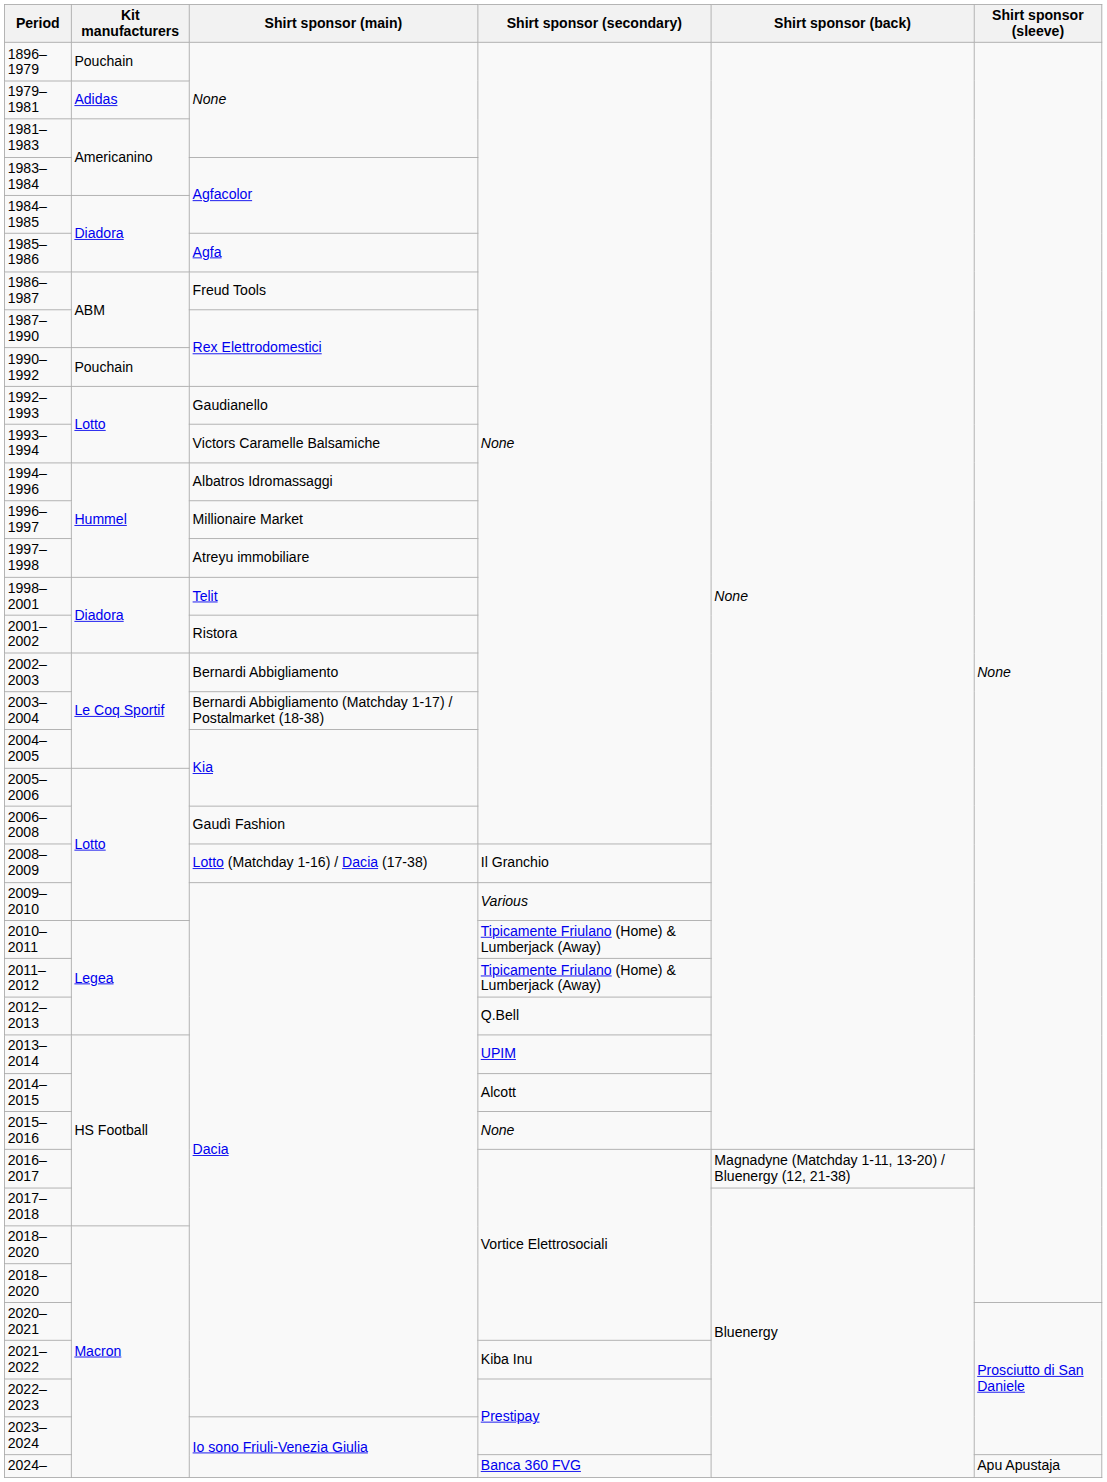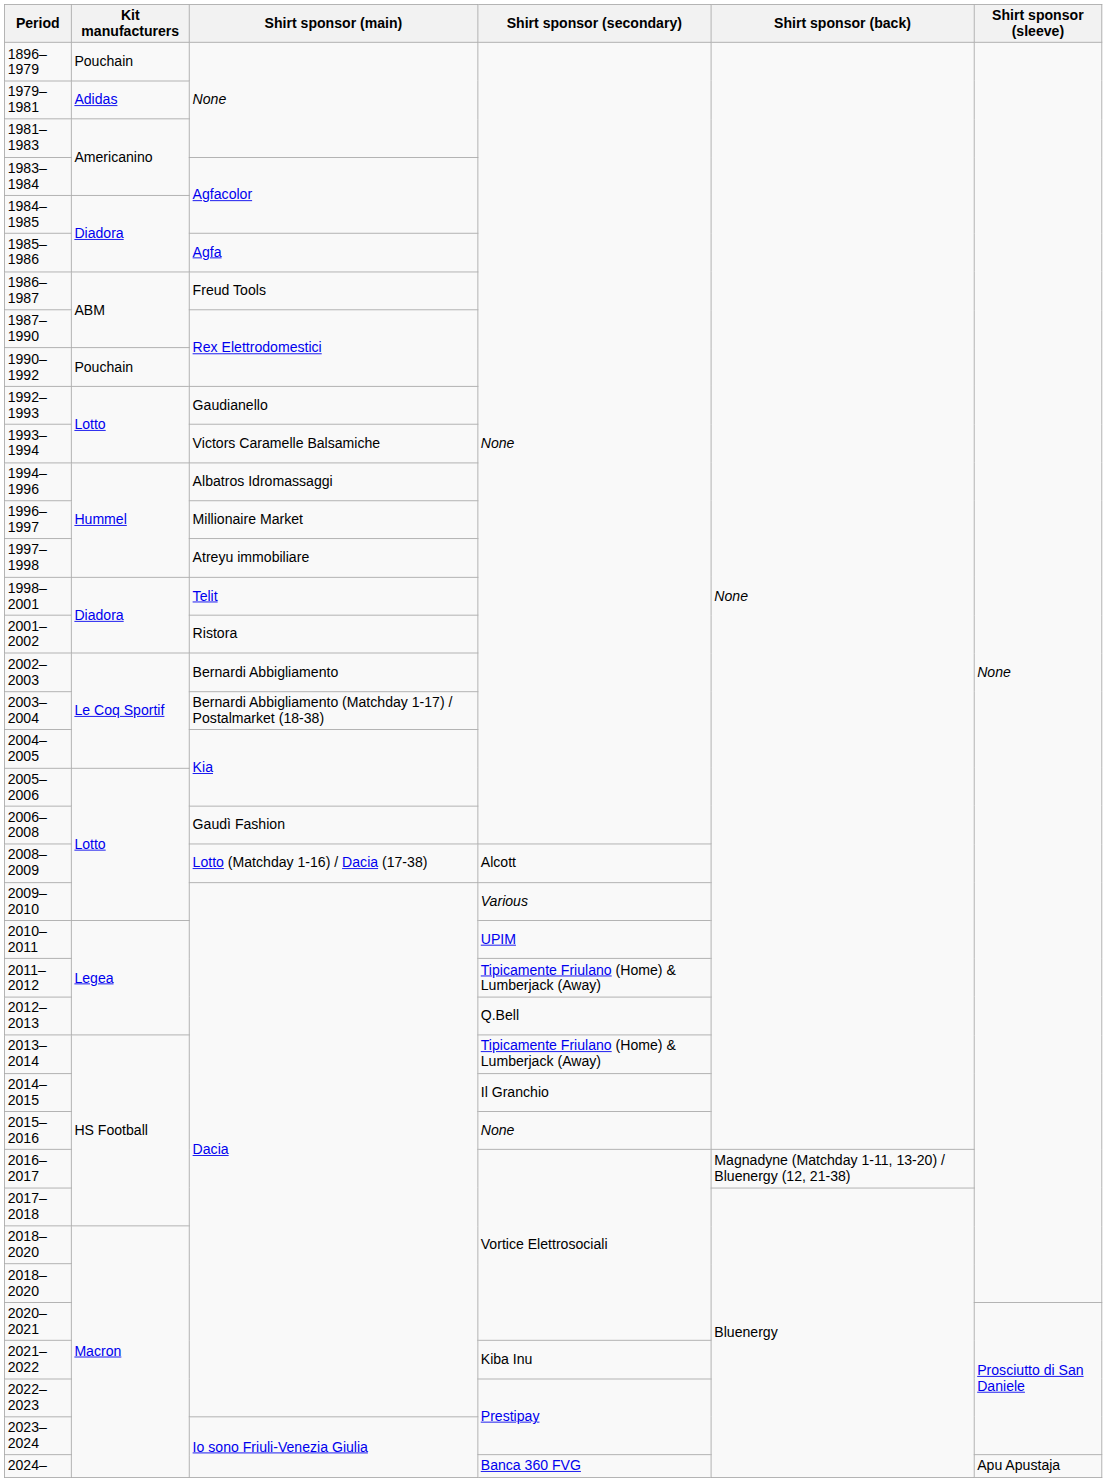(515, 863) Il Granchio -> (498, 863) Alcott
(578, 939) Tipicamente Friulano (Home) & Lumberjack (Away) -> (498, 939) UPIM
(498, 1054) UPIM -> (578, 1054) Tipicamente Friulano (Home) & Lumberjack (Away)
(498, 1092) Alcott -> (515, 1092) Il Granchio
